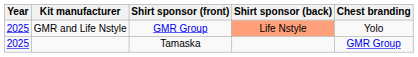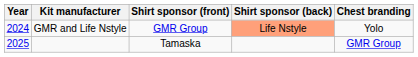(18, 28) 2025 -> (18, 28) 2024
